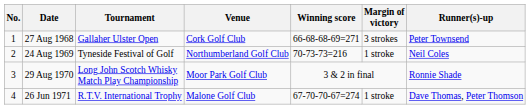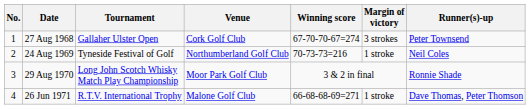(326, 39) 66-68-68-69=271 -> (326, 39) 67-70-70-67=274
(326, 96) 67-70-70-67=274 -> (326, 96) 66-68-68-69=271
